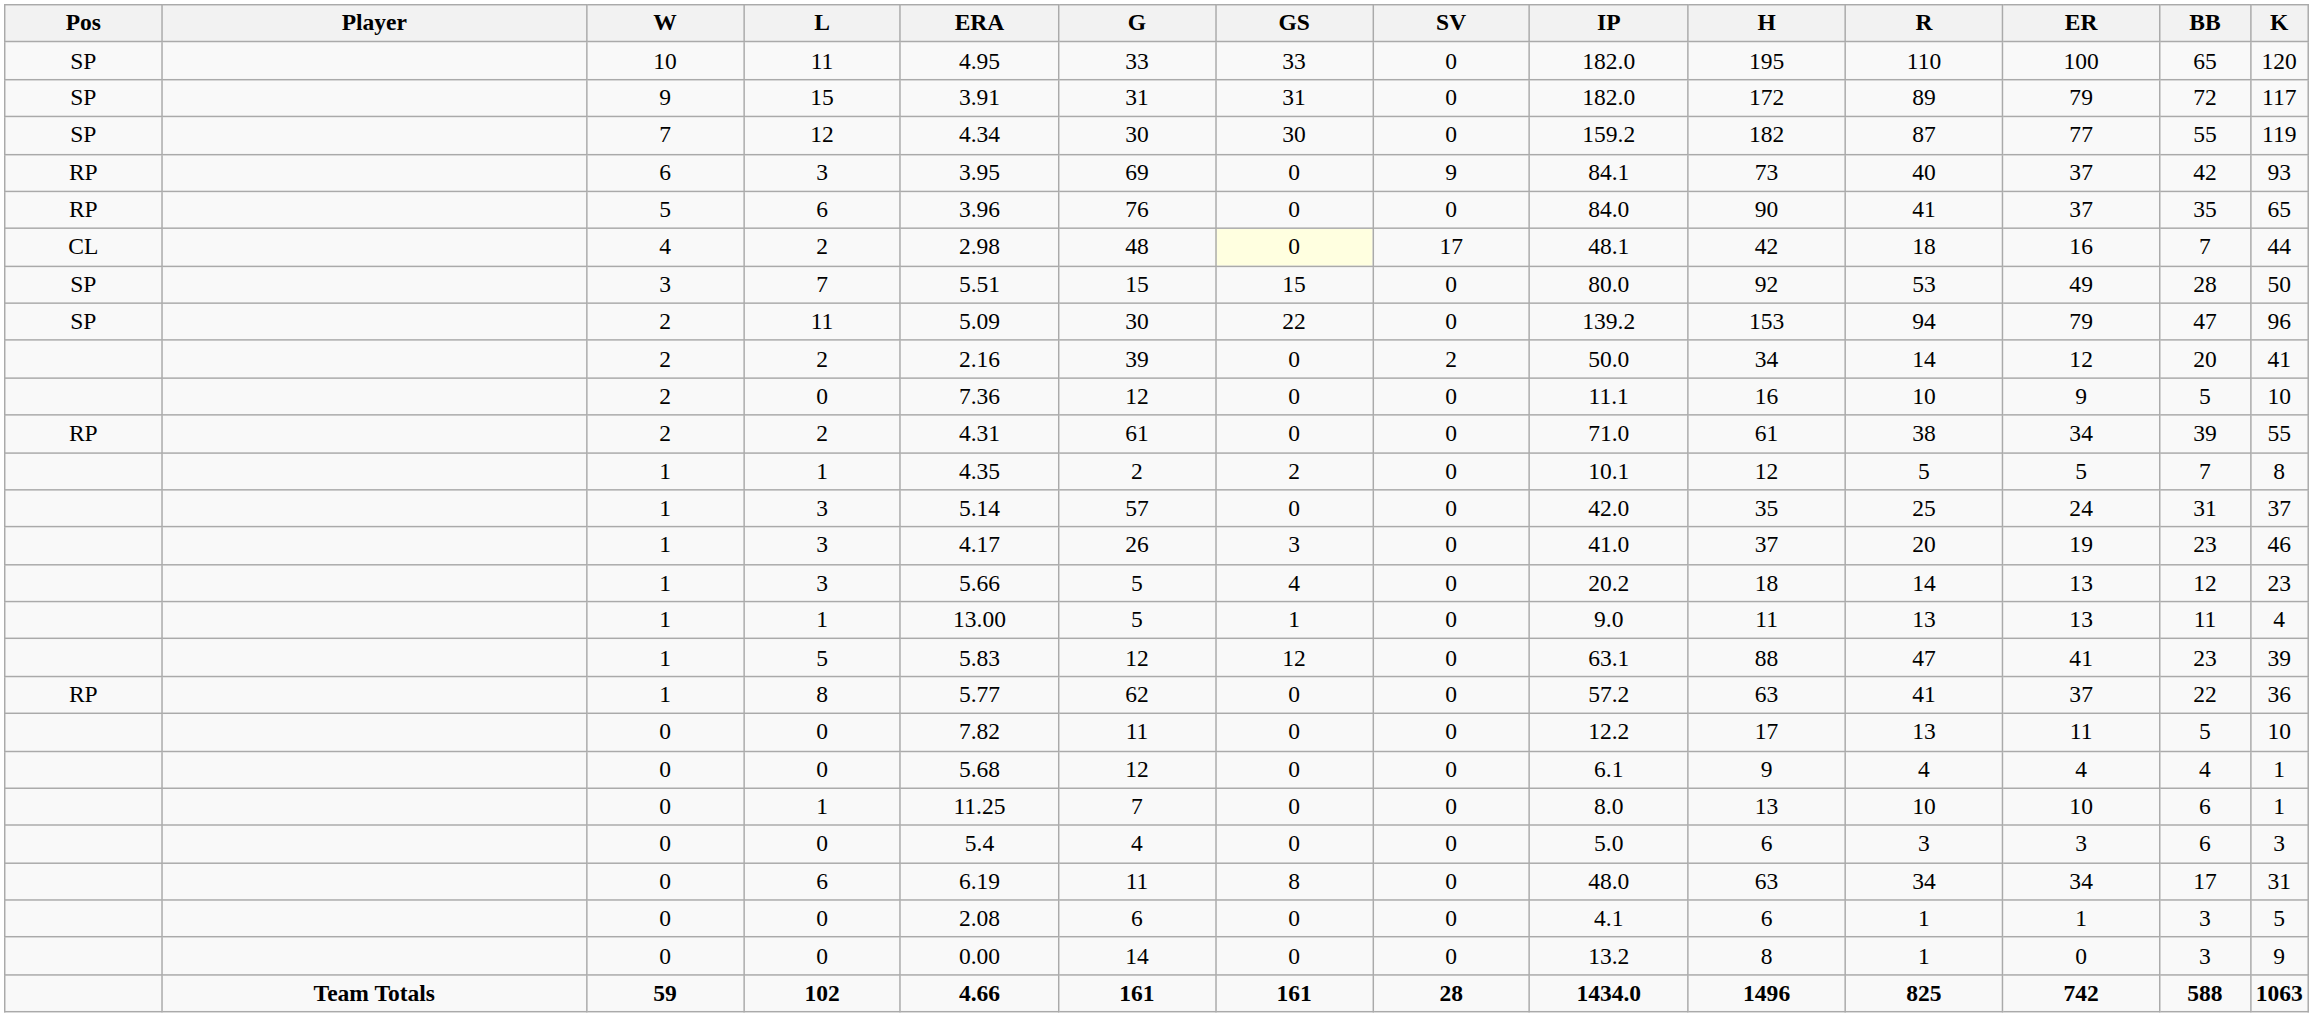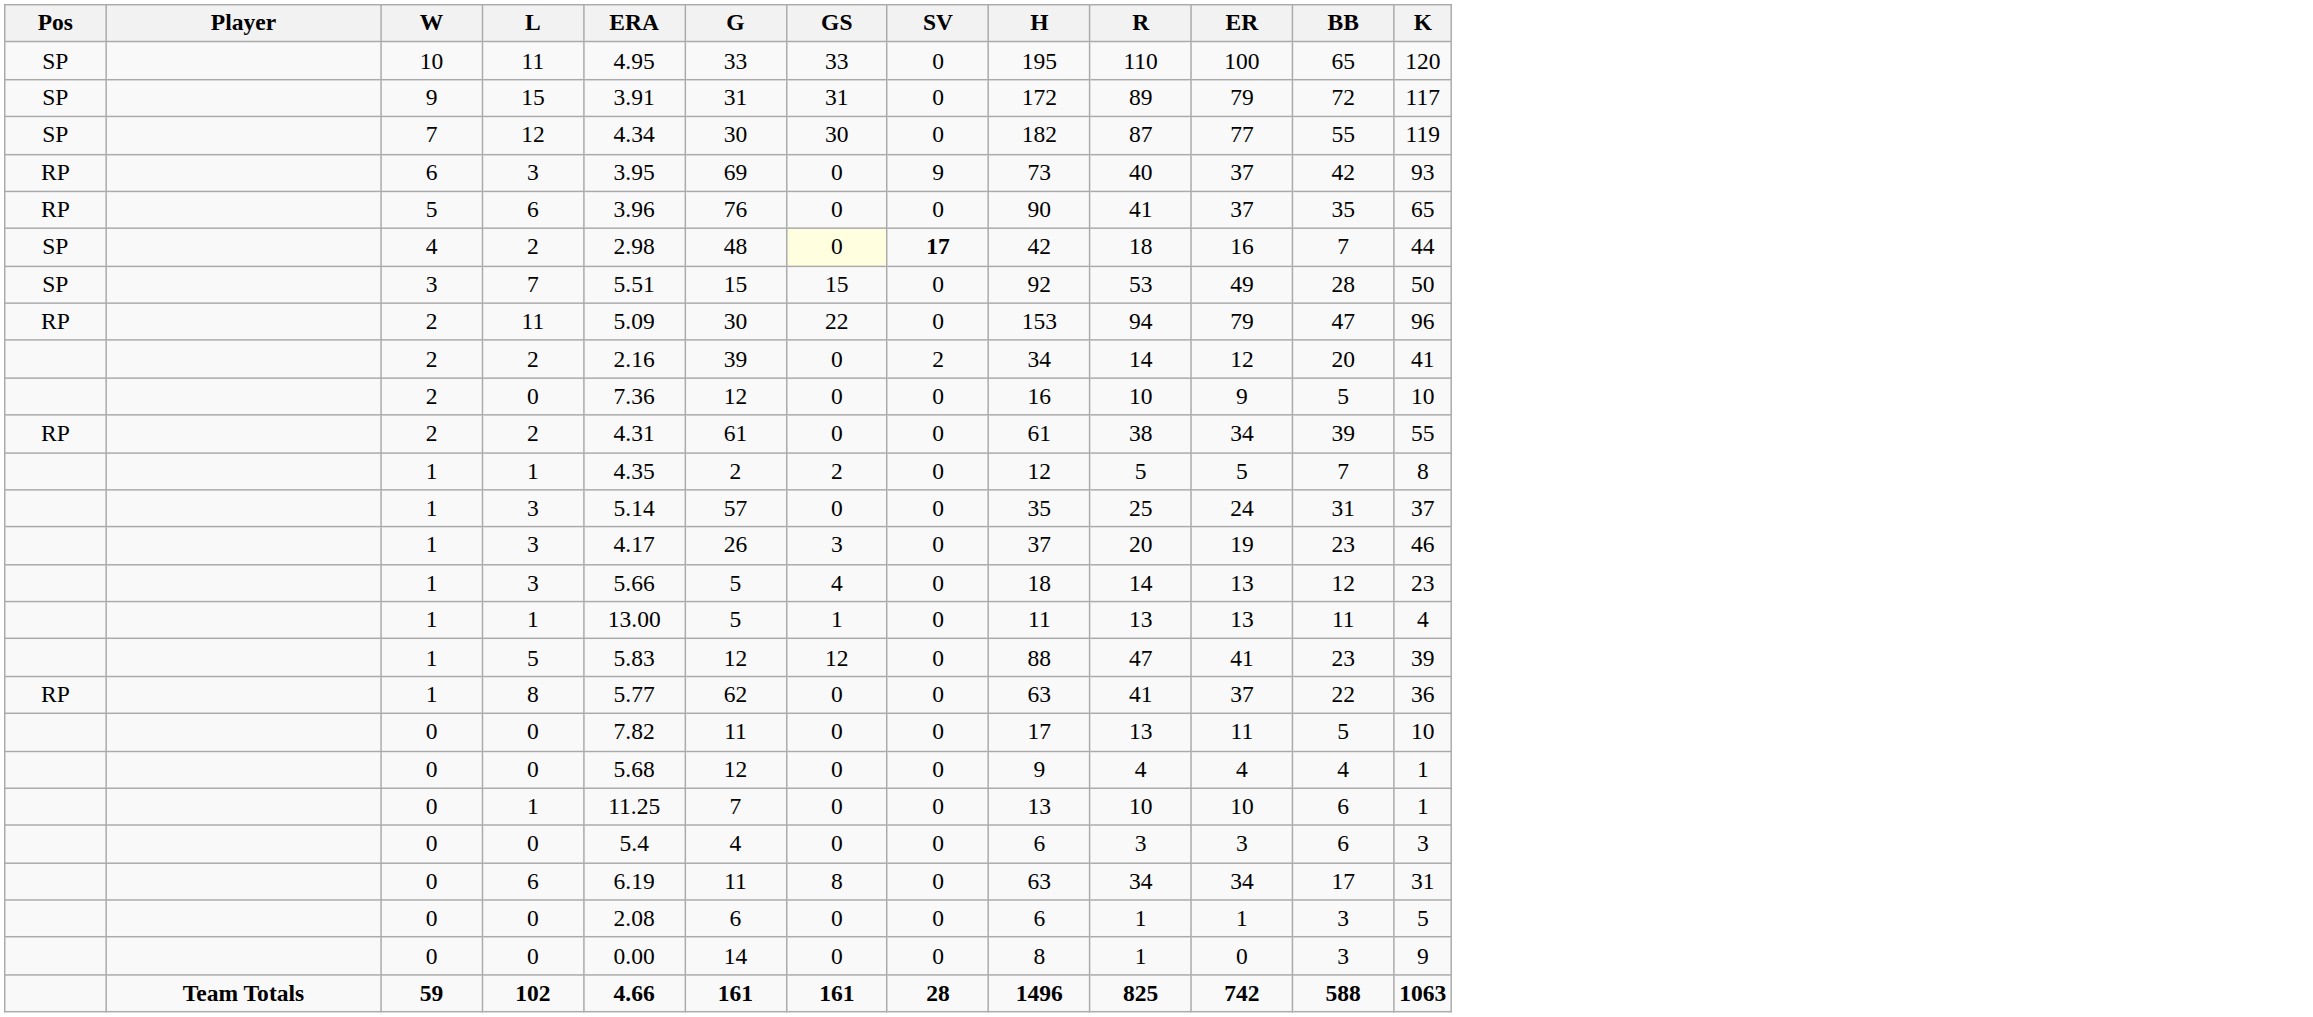- column: (1609, 23)
(83, 246) CL -> (55, 246) SP
(1451, 246) normal -> (938, 246) bold
(83, 321) SP -> (55, 321) RP
